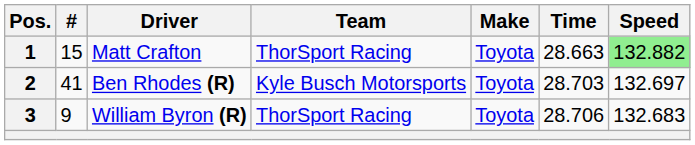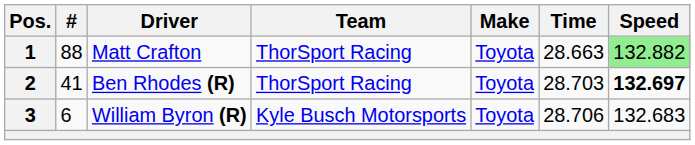(72, 52) 15 -> (72, 52) 88
(361, 84) Kyle Busch Motorsports -> (334, 84) ThorSport Racing
(649, 84) normal -> (649, 84) bold
(66, 115) 9 -> (66, 115) 6
(334, 115) ThorSport Racing -> (361, 115) Kyle Busch Motorsports
